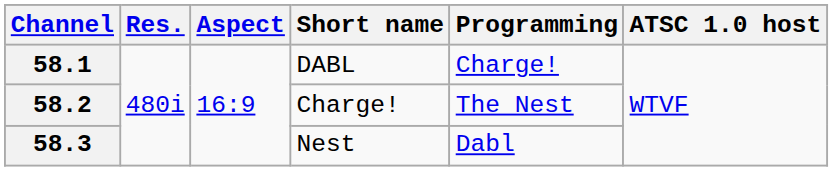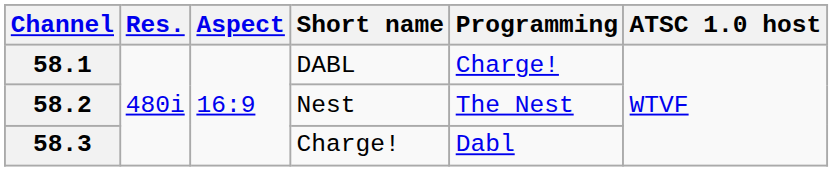(348, 105) Charge! -> (326, 105) Nest
(326, 145) Nest -> (348, 145) Charge!
